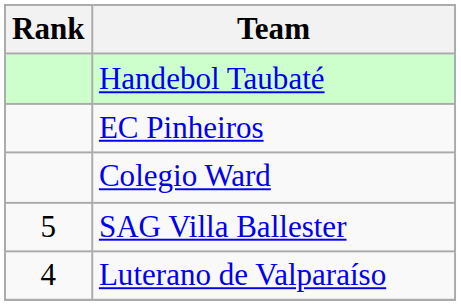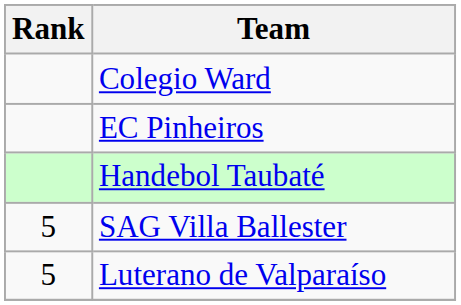rows swapped: (212, 78) <-> (185, 176)
(48, 275) 4 -> (48, 275) 5
